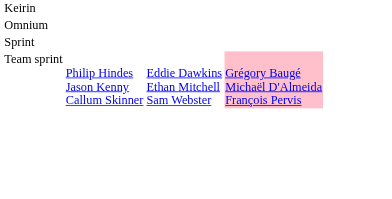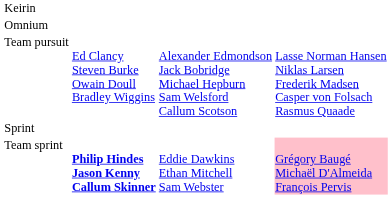+ row: (37, 42)
(105, 86) normal -> (114, 173) bold
